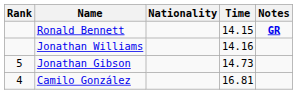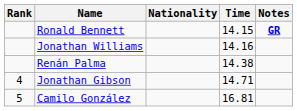+ row: (71, 64)
(19, 64) 5 -> (19, 81) 4
(238, 64) 14.73 -> (238, 81) 14.71
(19, 81) 4 -> (19, 98) 5
